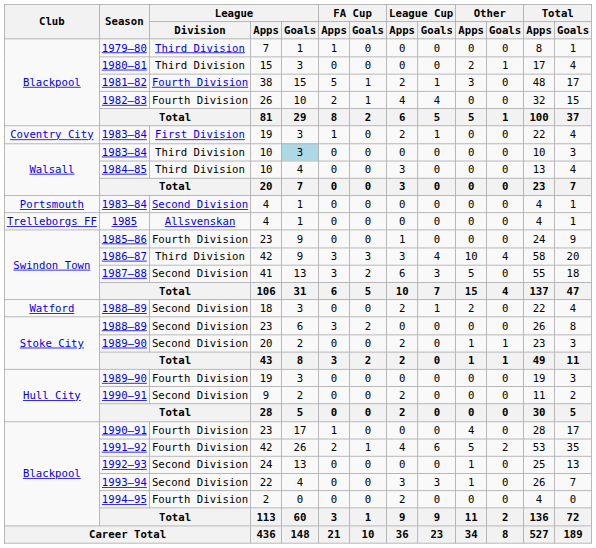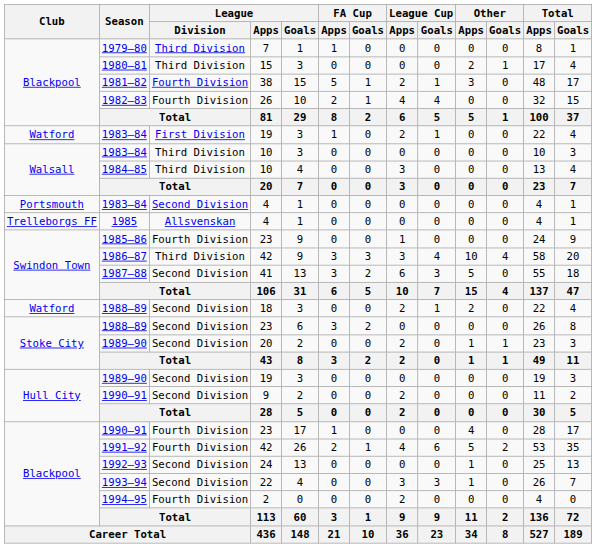(52, 135) Coventry City -> (52, 135) Watford
(300, 152) lightblue background -> (300, 152) no background
(200, 378) Fourth Division -> (200, 378) Second Division
